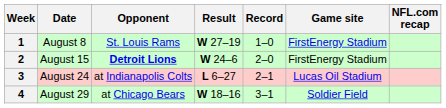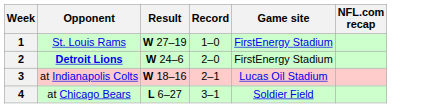- column: (65, 19)
(219, 77) L 6–27 -> (165, 77) W 18–16
(219, 94) W 18–16 -> (165, 94) L 6–27
